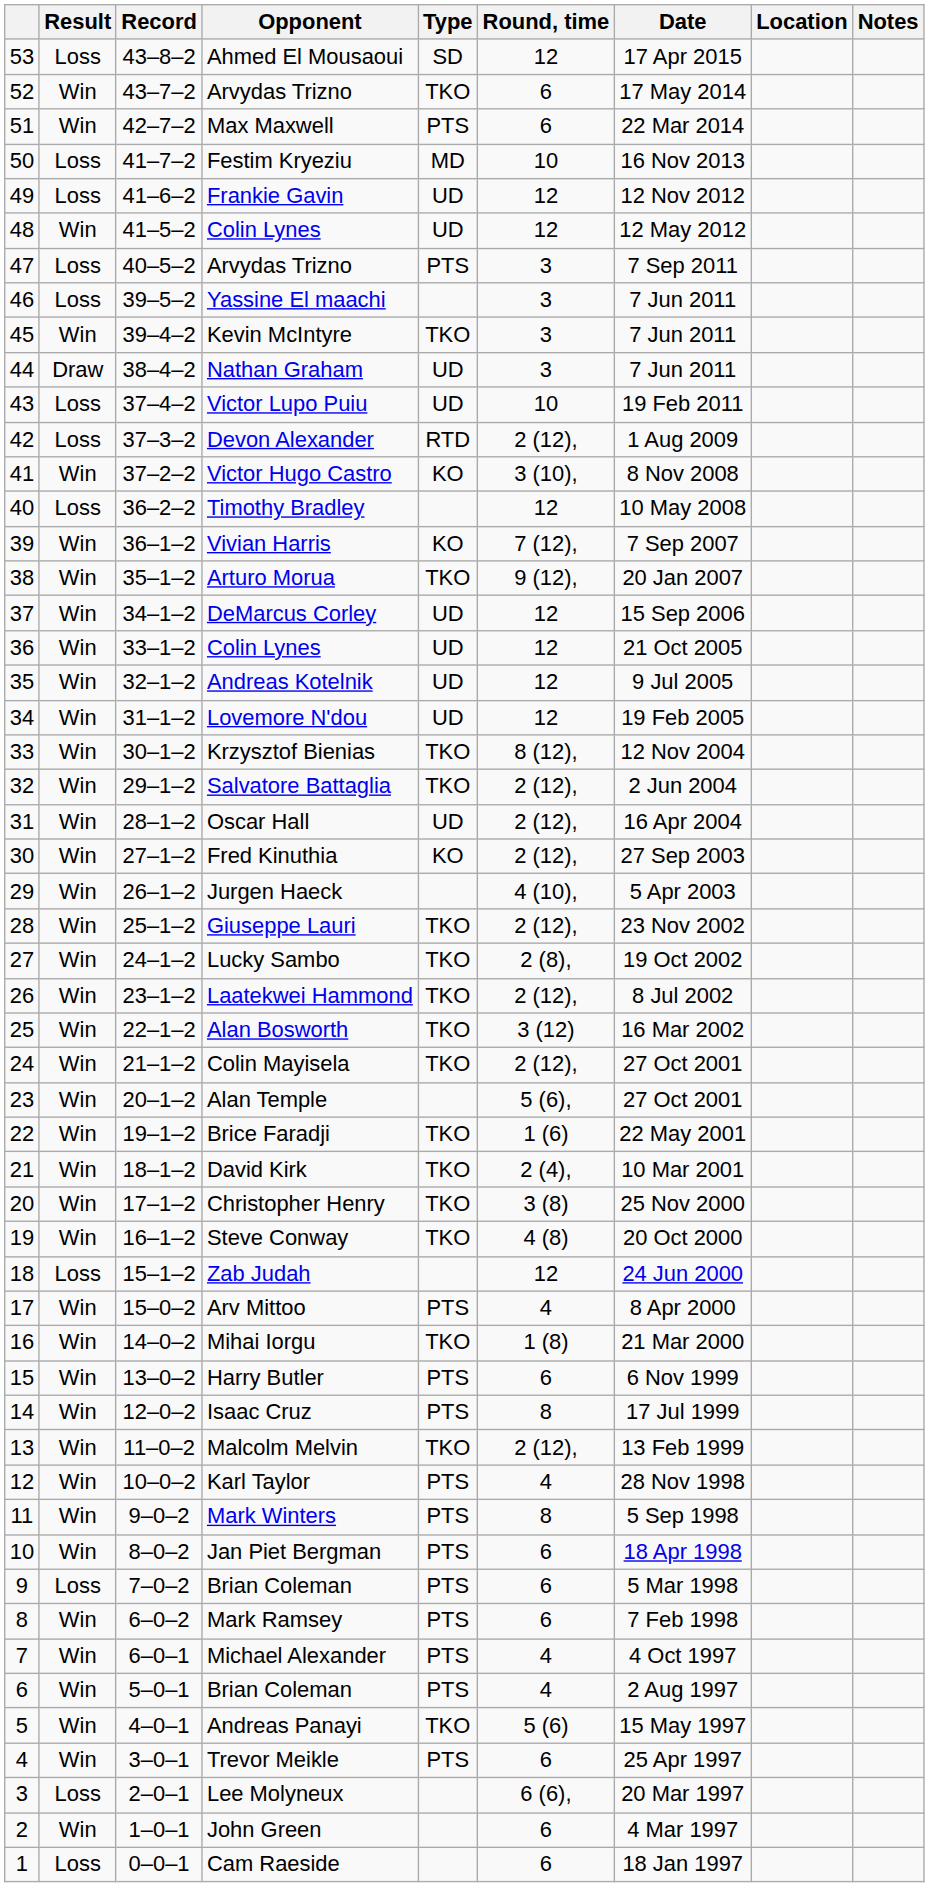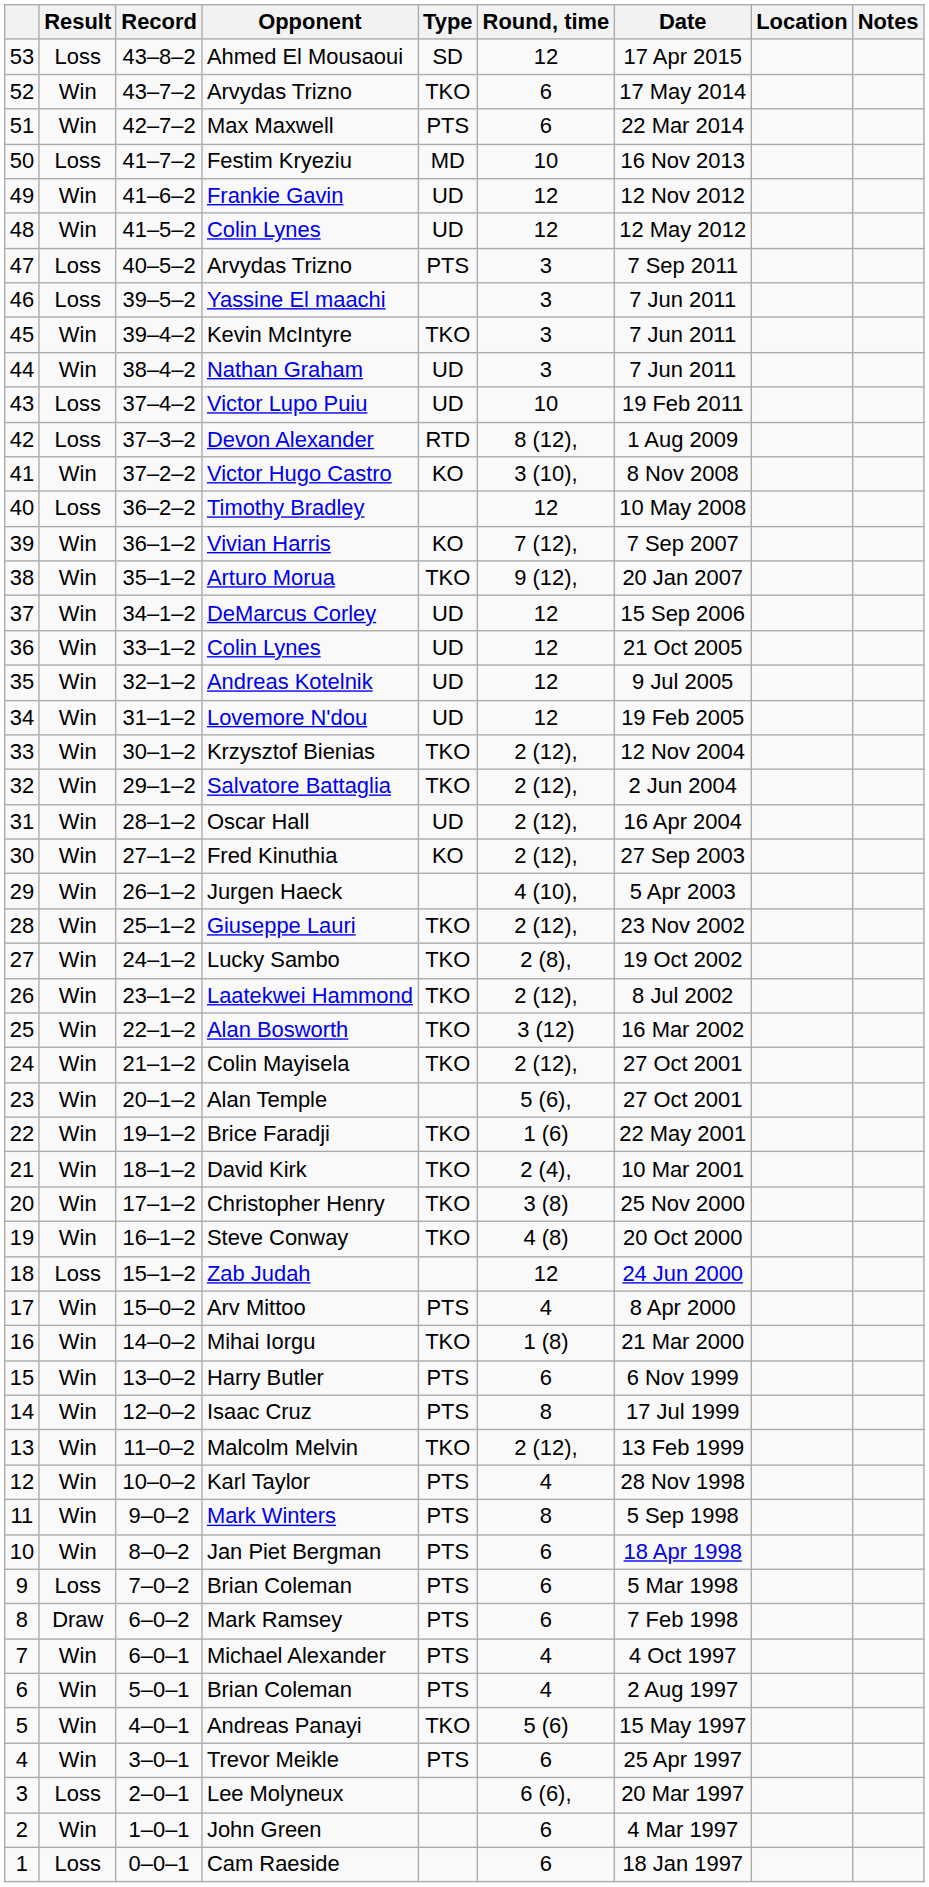(78, 195) Loss -> (78, 195) Win
(78, 369) Draw -> (78, 369) Win
(546, 439) 2 (12), -> (546, 439) 8 (12),
(546, 751) 8 (12), -> (546, 751) 2 (12),
(78, 1621) Win -> (78, 1621) Draw
